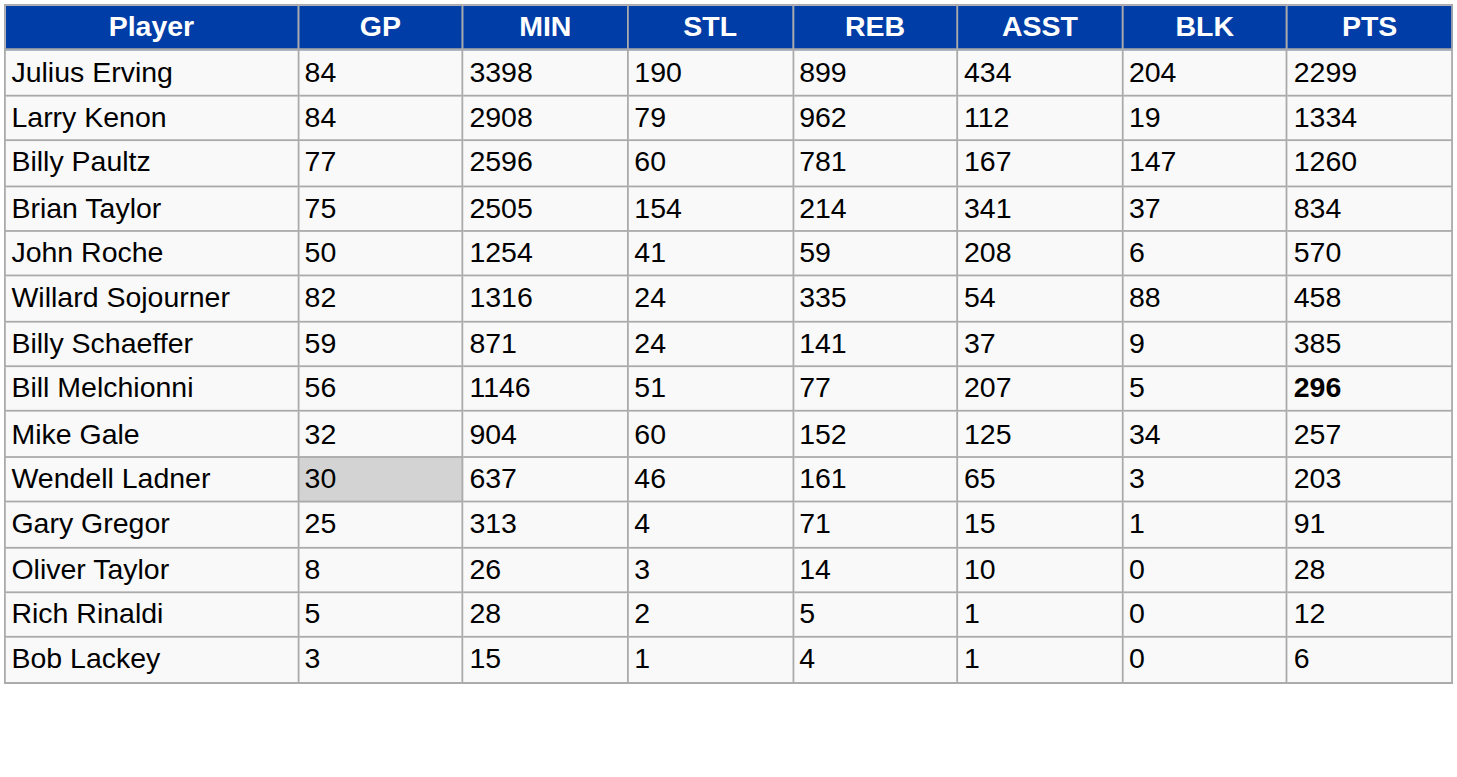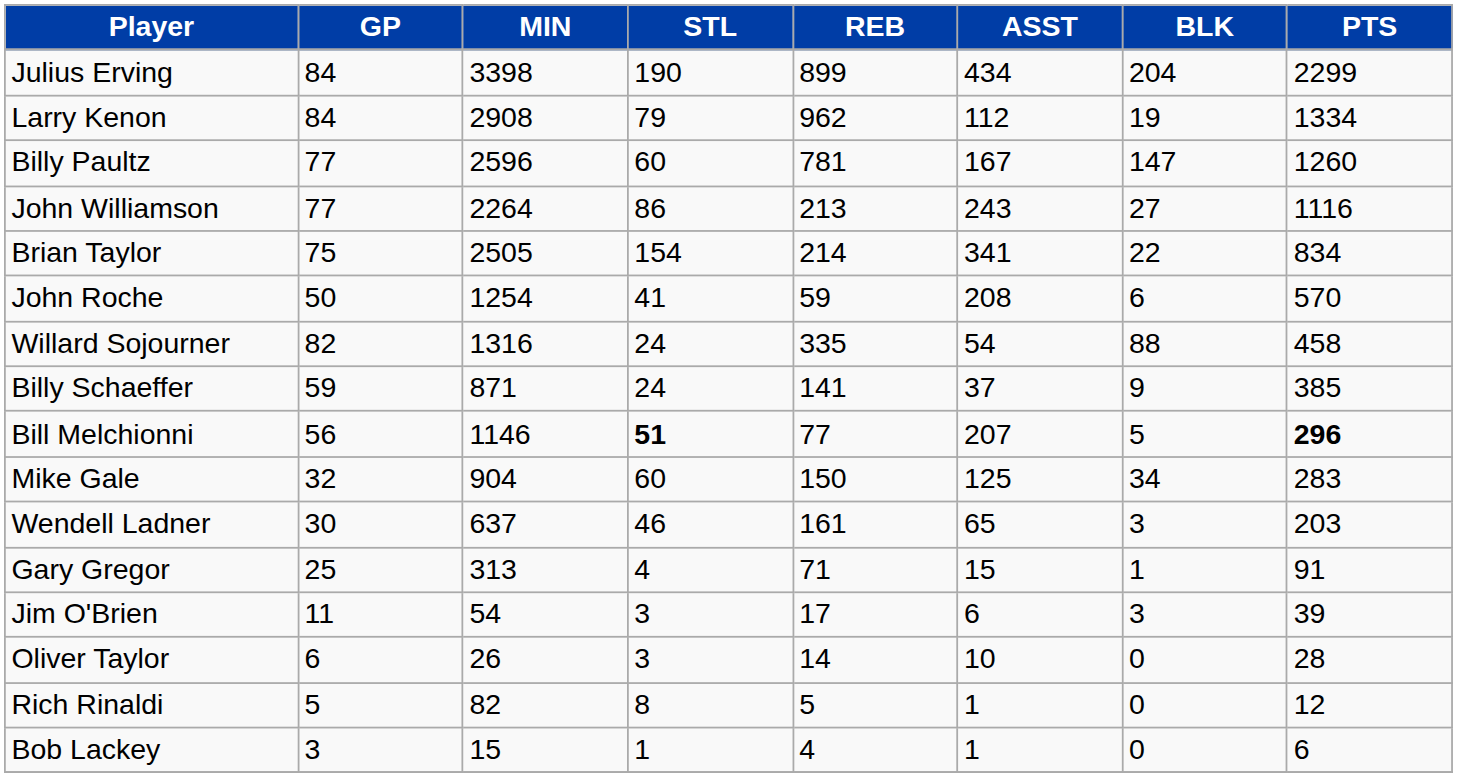+ row: (115, 207)
(1145, 207) 37 -> (1145, 252) 22
(650, 388) normal -> (650, 433) bold
(823, 433) 152 -> (823, 478) 150
(1318, 433) 257 -> (1318, 478) 283
(320, 478) lightgrey background -> (320, 523) no background
+ row: (85, 614)
(312, 569) 8 -> (312, 659) 6
(485, 614) 28 -> (485, 704) 82
(642, 614) 2 -> (642, 704) 8
